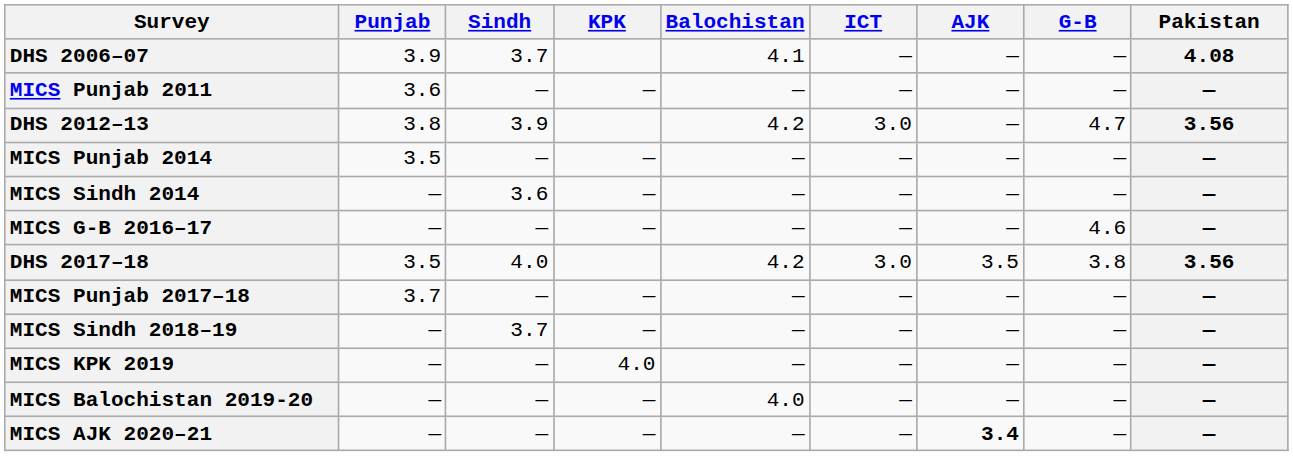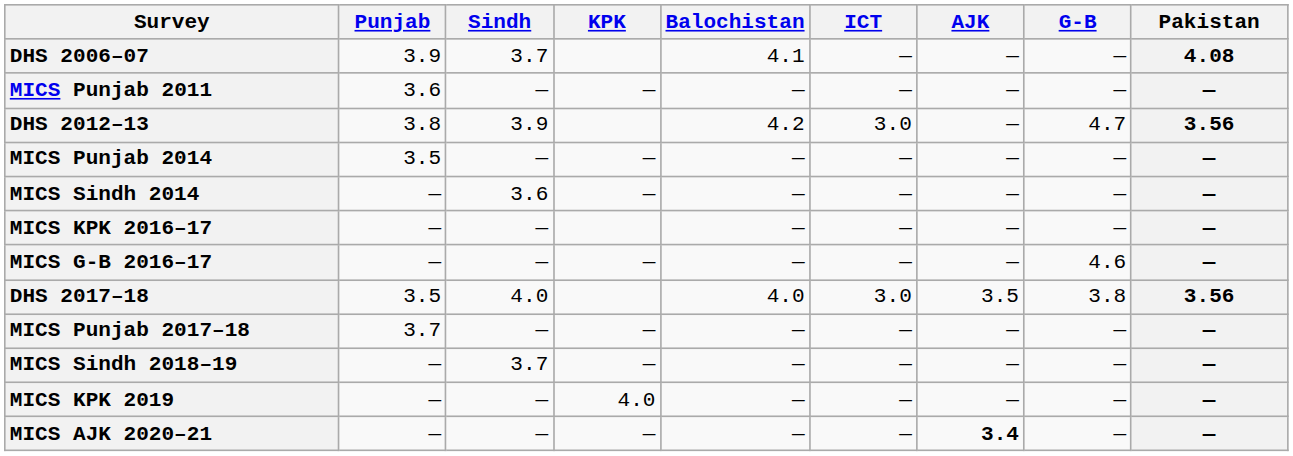+ row: (111, 228)
(786, 262) 4.2 -> (786, 297) 4.0
- row: (161, 400)
